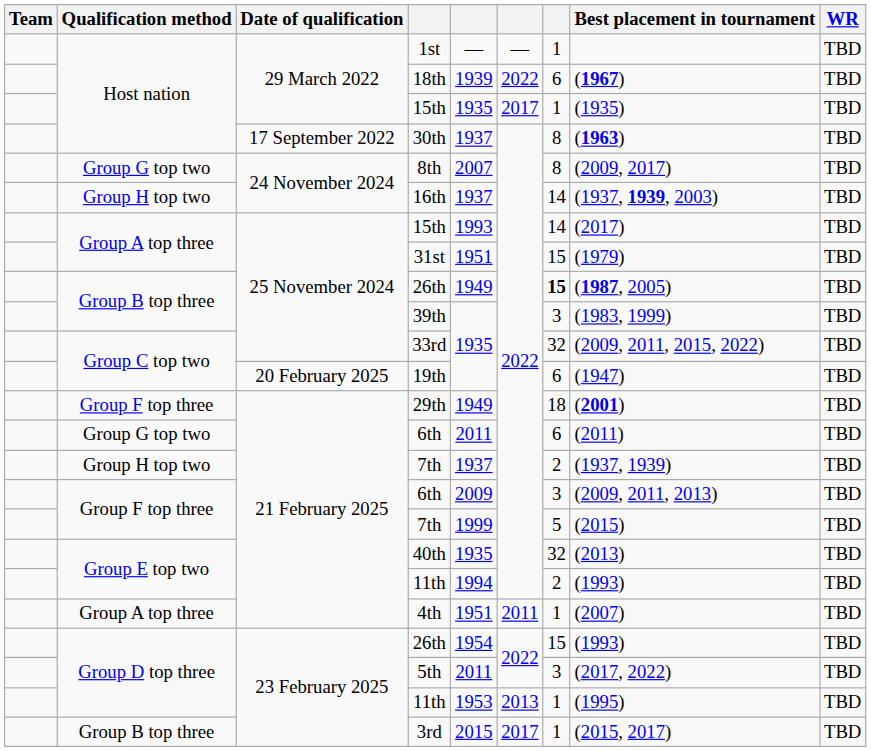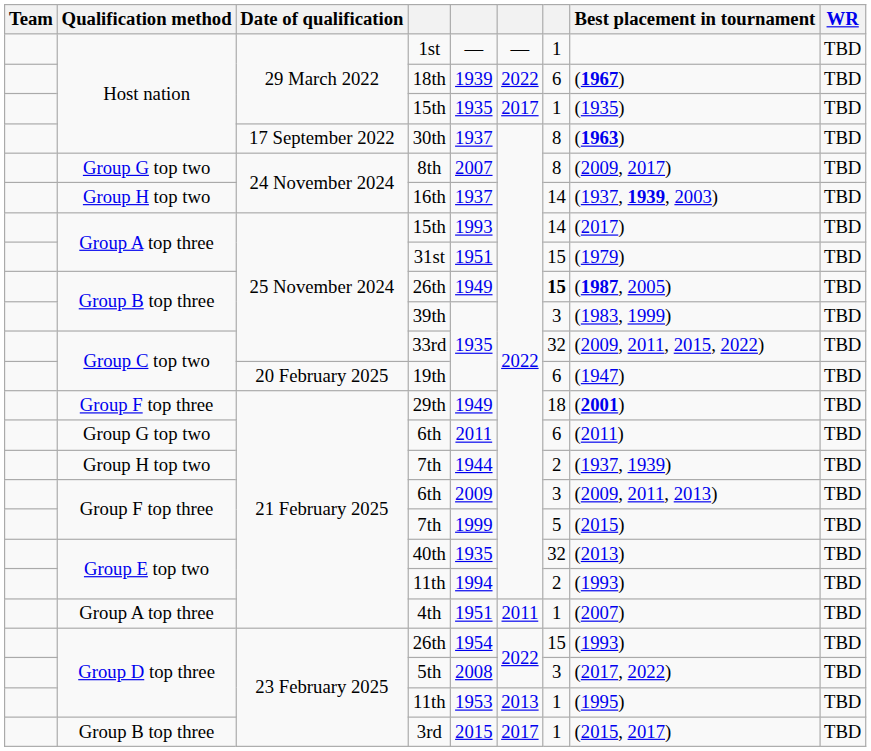(474, 464) 1937 -> (474, 464) 1944
(474, 672) 2011 -> (474, 672) 2008
